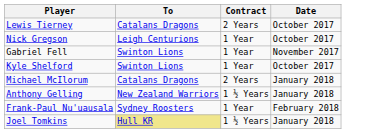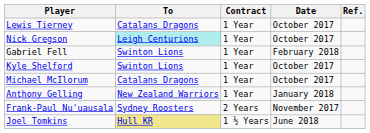+ column: (353, 11)
(241, 25) 2 Years -> (238, 25) 1 Year
(158, 39) no background -> (158, 39) paleturquoise background
(306, 53) November 2017 -> (306, 53) February 2018
(241, 80) 2 Years -> (238, 80) 1 Year
(303, 80) January 2018 -> (303, 80) October 2017
(246, 94) 1 ½ Years -> (238, 94) 1 Year
(238, 108) 1 Year -> (241, 108) 2 Years
(306, 108) February 2018 -> (306, 108) November 2017
(303, 121) January 2018 -> (296, 121) June 2018
